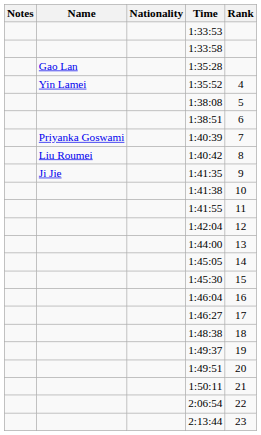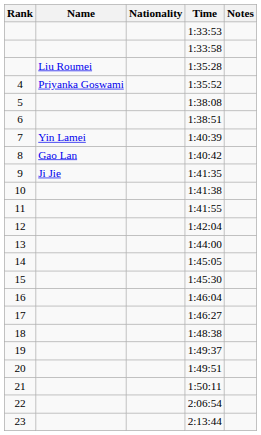columns swapped: (241, 13) <-> (20, 13)
(58, 66) Gao Lan -> (65, 66) Liu Roumei
(63, 84) Yin Lamei -> (81, 84) Priyanka Goswami
(82, 137) Priyanka Goswami -> (62, 137) Yin Lamei
(66, 155) Liu Roumei -> (58, 155) Gao Lan
